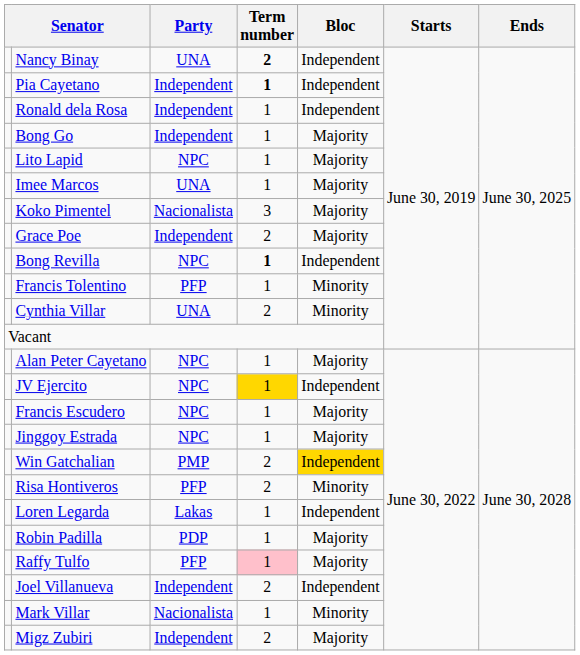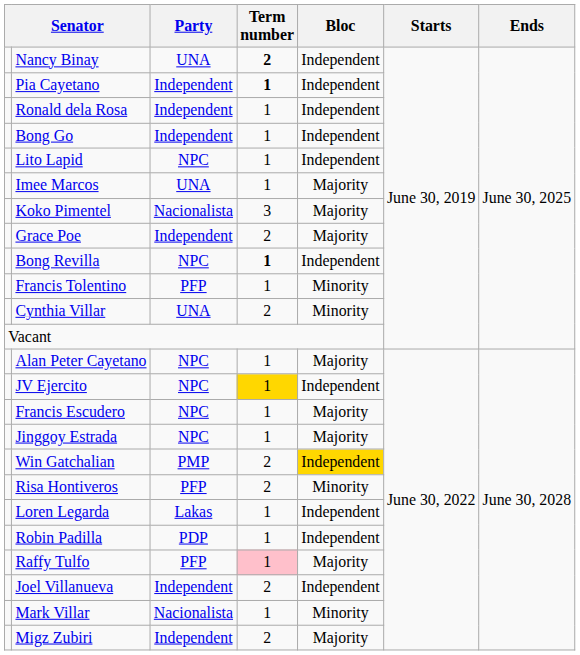(340, 135) Majority -> (340, 135) Independent
(340, 160) Majority -> (340, 160) Independent
(340, 537) Majority -> (340, 537) Independent
